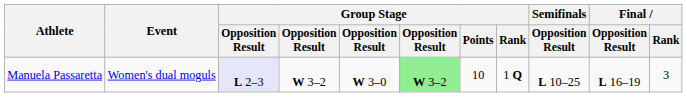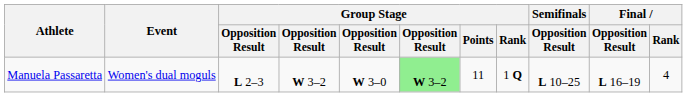(249, 82) lavender background -> (249, 82) no background
(478, 75) 10 -> (478, 75) 11
(666, 75) 3 -> (666, 75) 4
